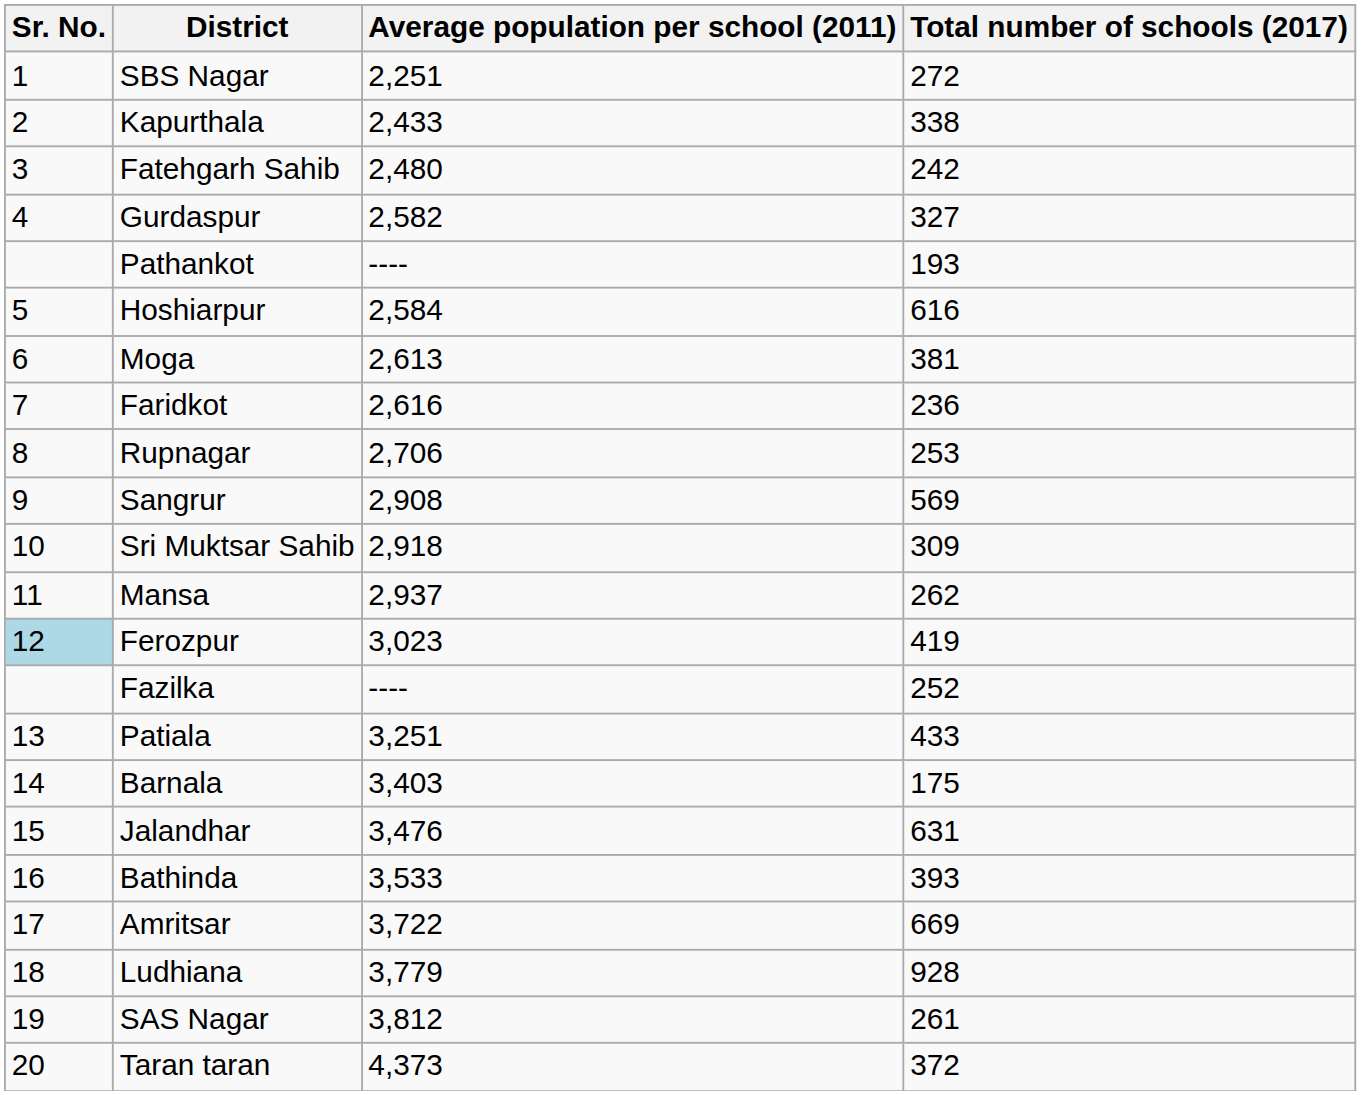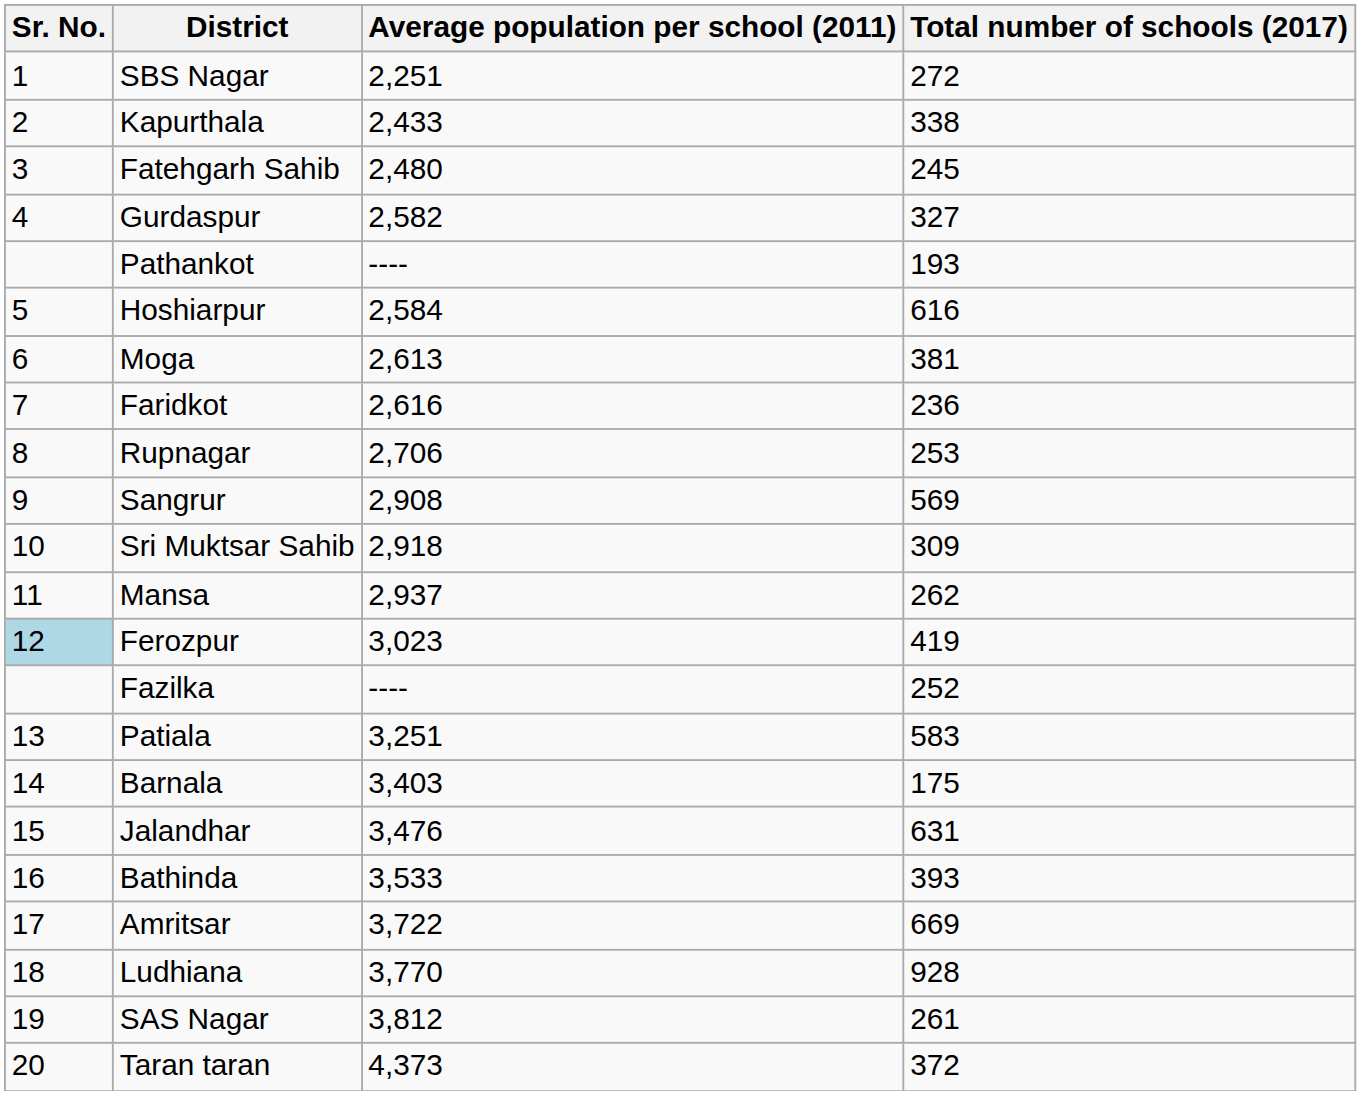(935, 169) 242 -> (935, 169) 245
(935, 736) 433 -> (935, 736) 583
(406, 972) 3,779 -> (406, 972) 3,770
